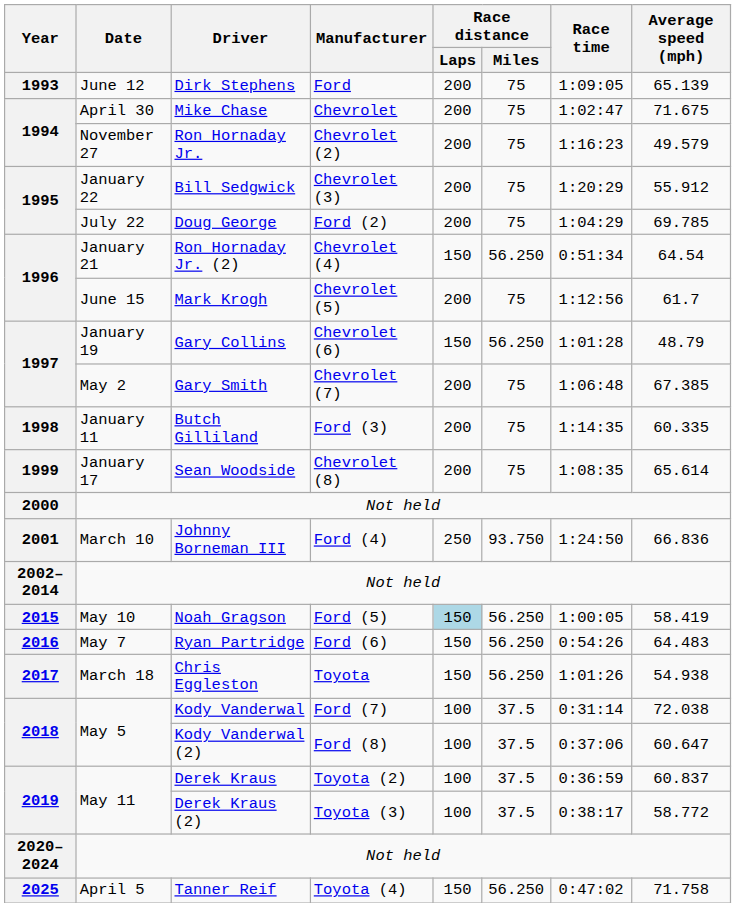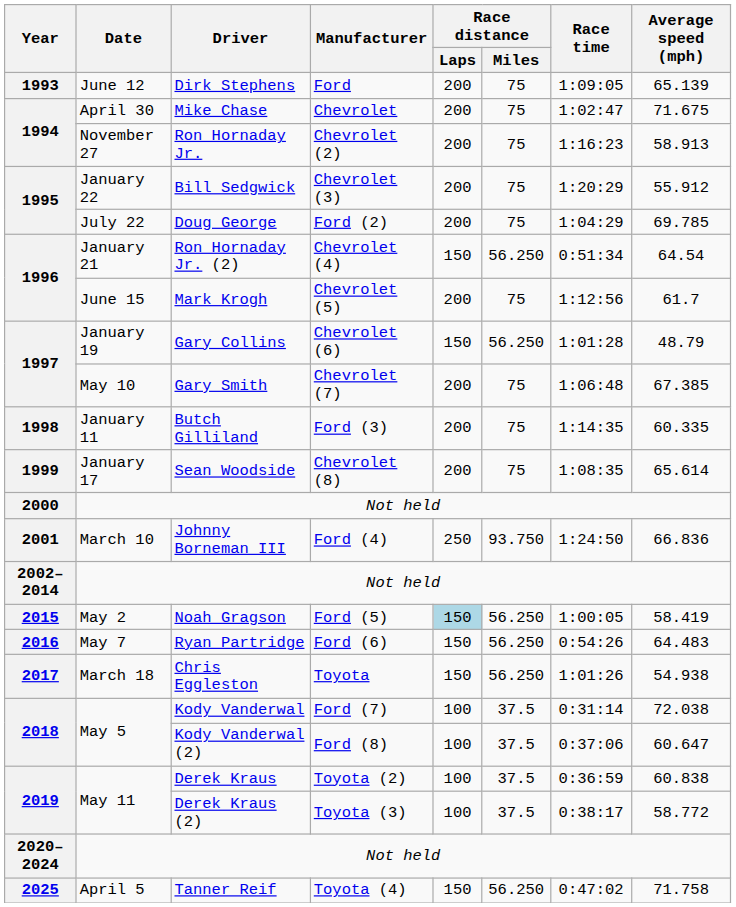(681, 145) 49.579 -> (681, 145) 58.913
(103, 385) May 2 -> (108, 385) May 10
(108, 617) May 10 -> (103, 617) May 2
(681, 779) 60.837 -> (681, 779) 60.838
